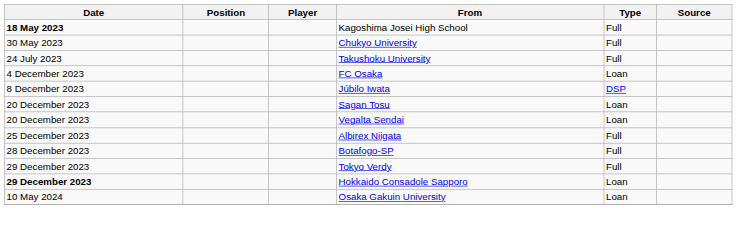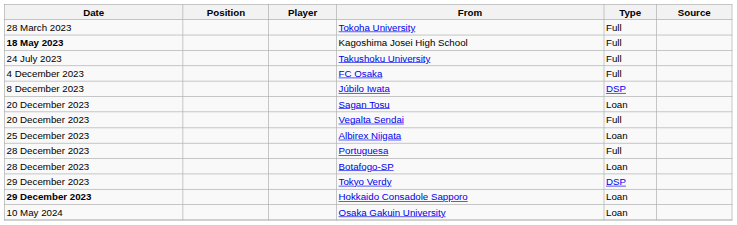+ row: (377, 28)
- row: (378, 43)
(617, 74) Loan -> (614, 74) Full
(617, 120) Loan -> (614, 120) Full
(614, 135) Full -> (617, 135) Loan
+ row: (363, 151)
(614, 151) Full -> (617, 166) Loan
(614, 166) Full -> (616, 182) DSP
